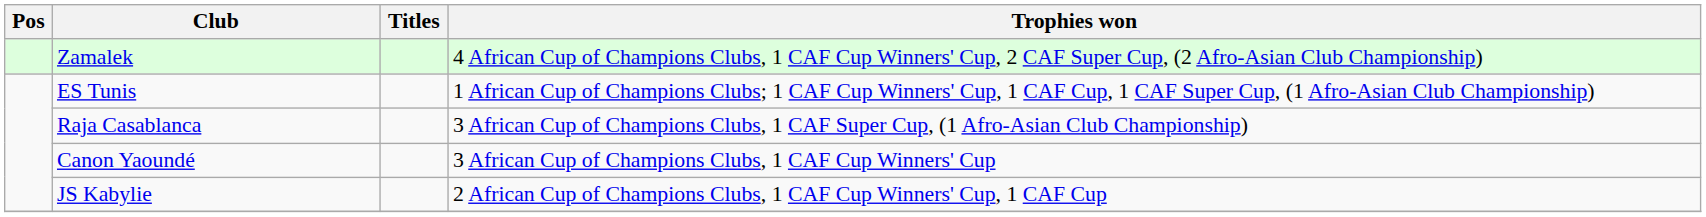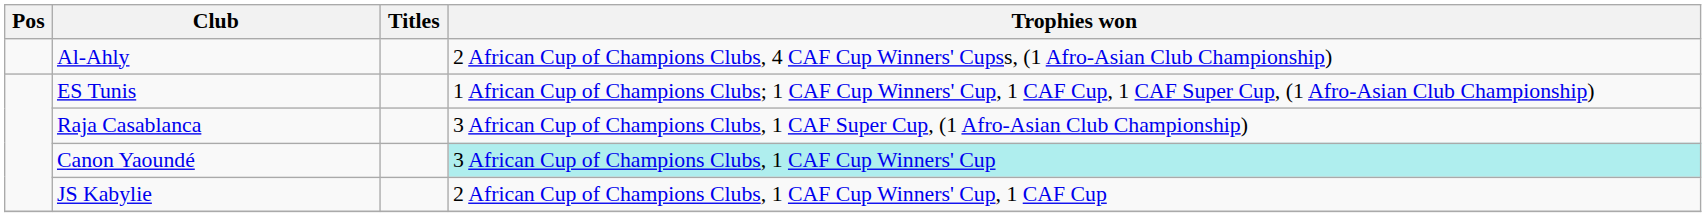- row: (95, 56)
+ row: (93, 56)
(724, 159) no background -> (724, 159) paleturquoise background
